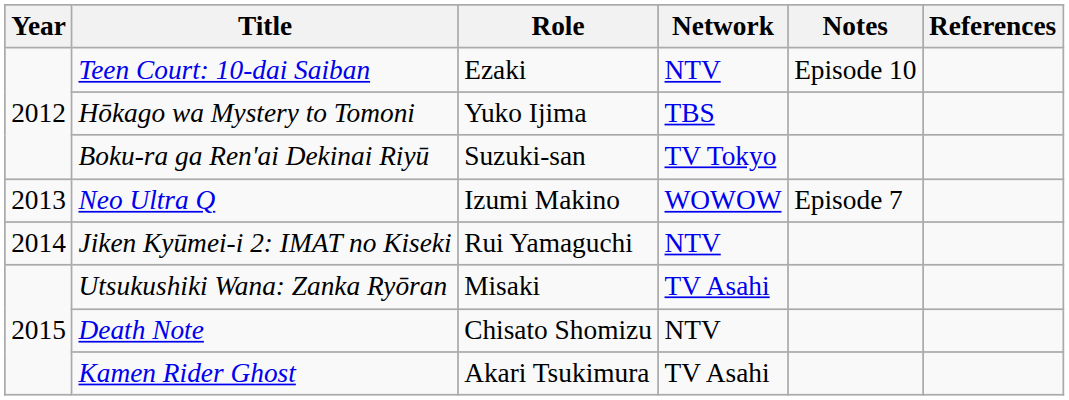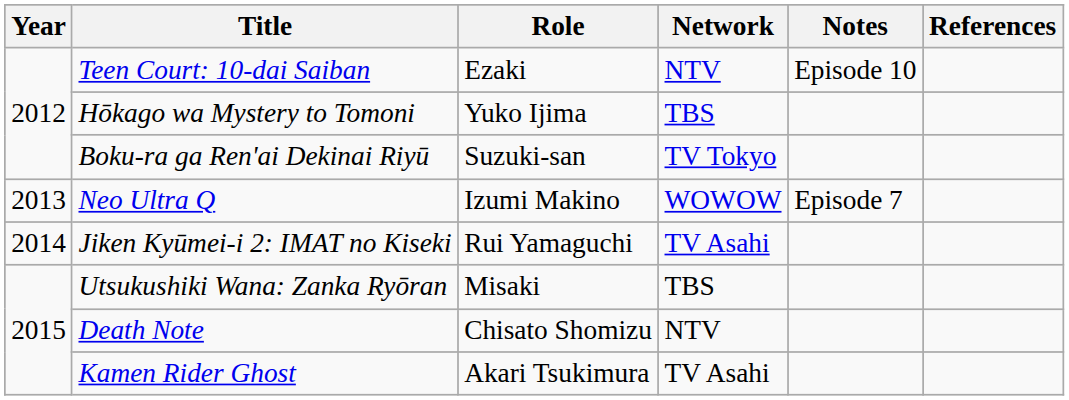(693, 243) NTV -> (717, 243) TV Asahi
(717, 286) TV Asahi -> (690, 286) TBS
